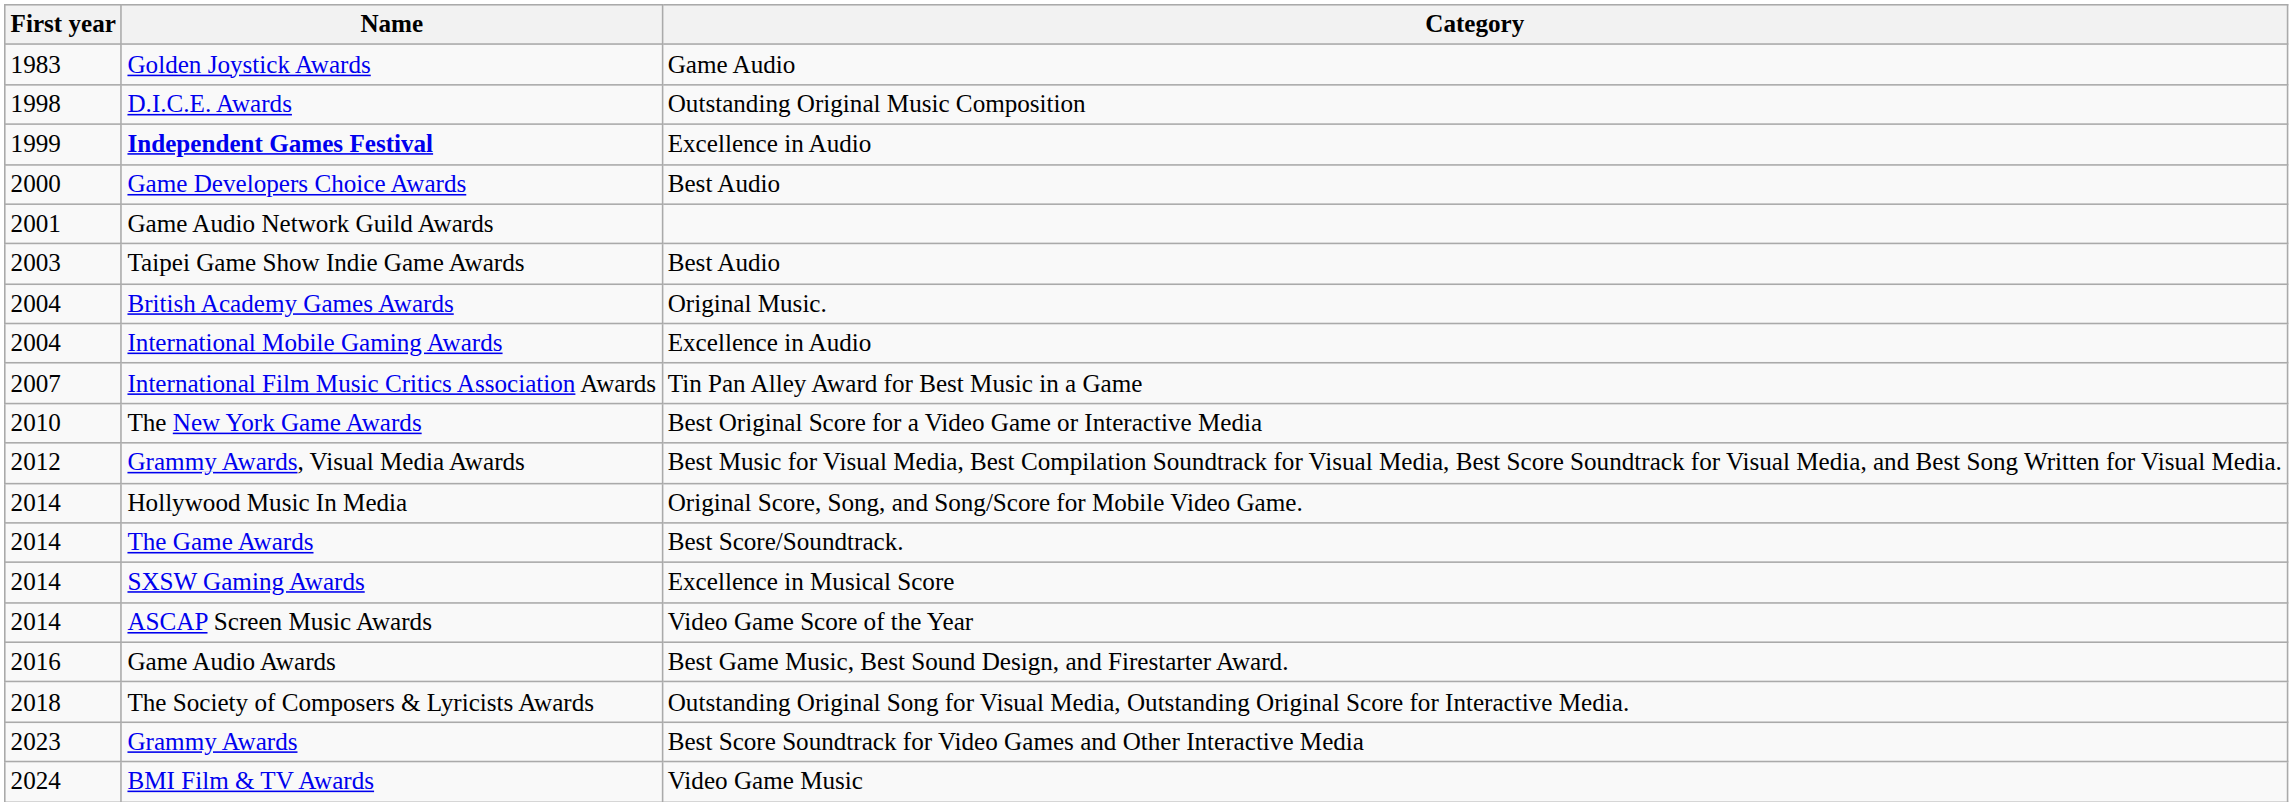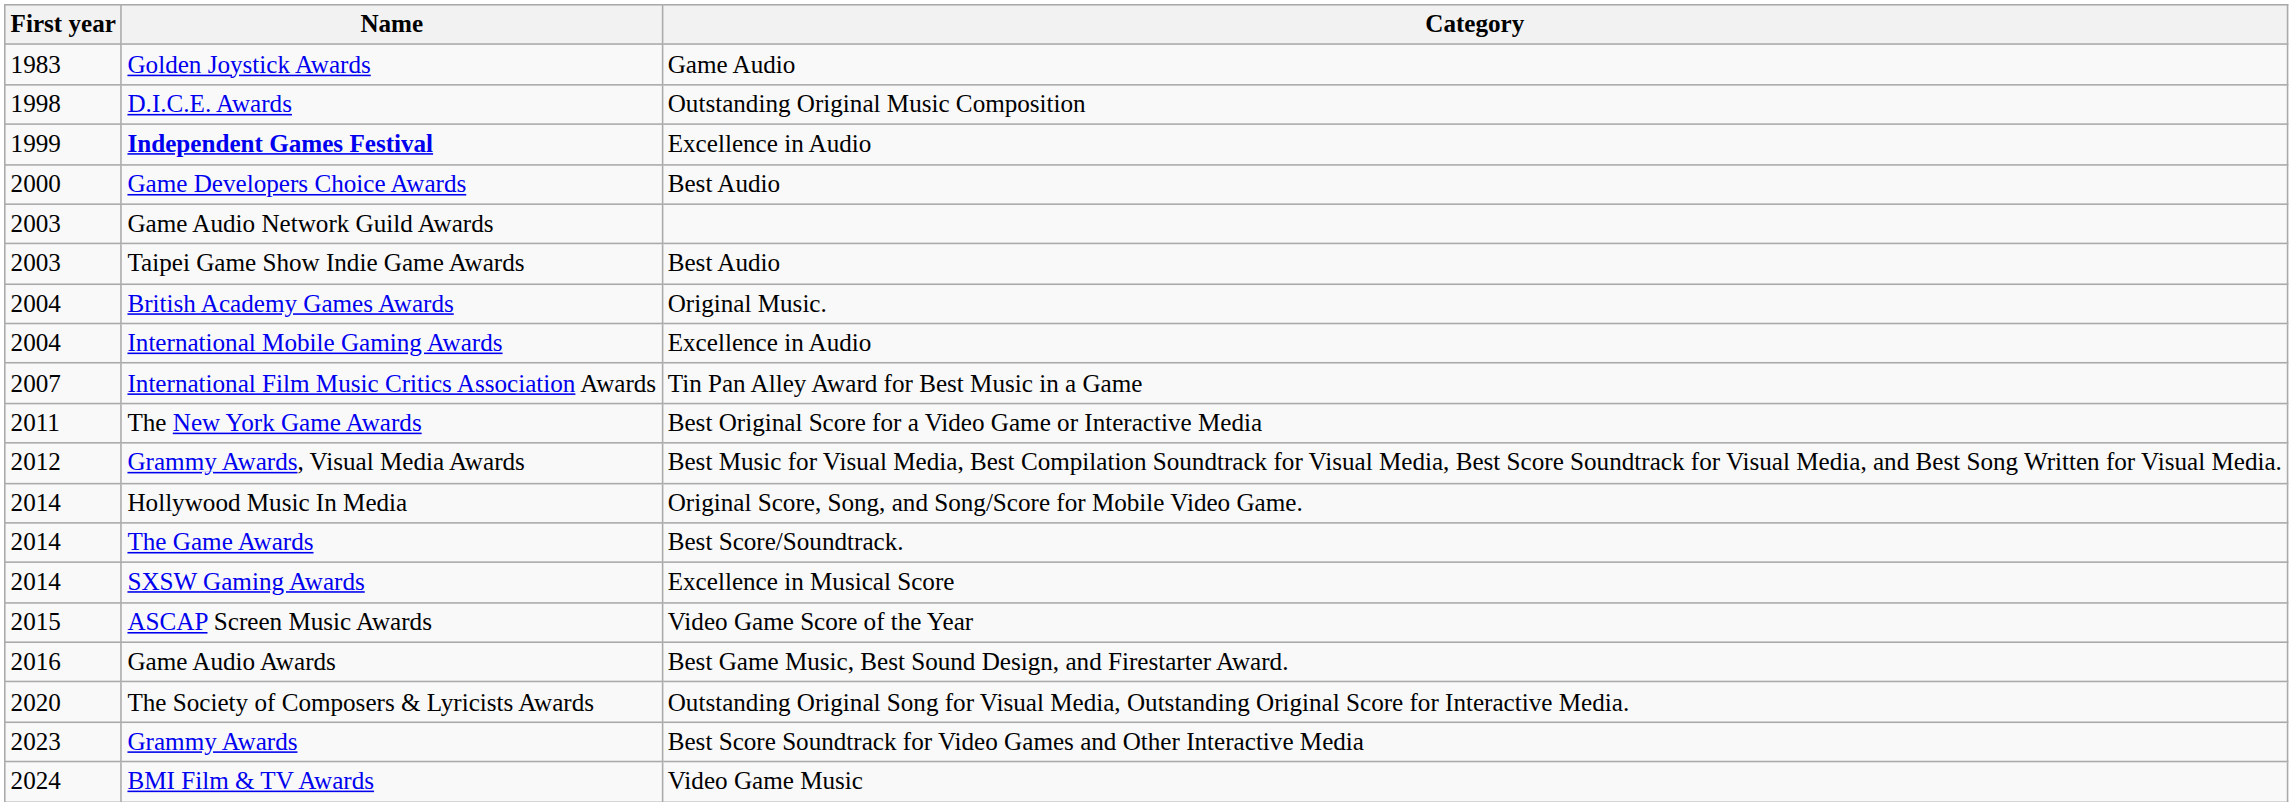(36, 223) 2001 -> (36, 223) 2003
(36, 422) 2010 -> (35, 422) 2011
(36, 622) 2014 -> (36, 622) 2015
(36, 701) 2018 -> (36, 701) 2020
